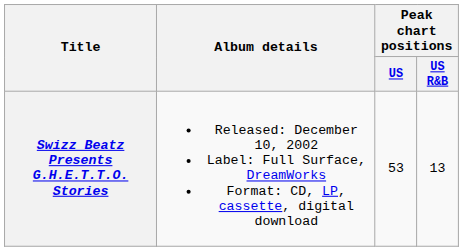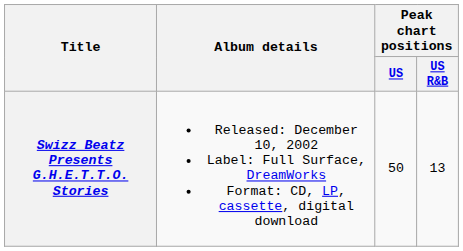(396, 169) 53 -> (396, 169) 50
